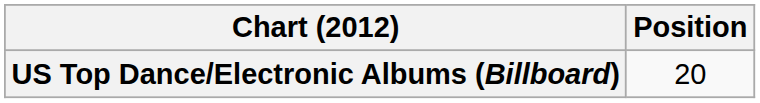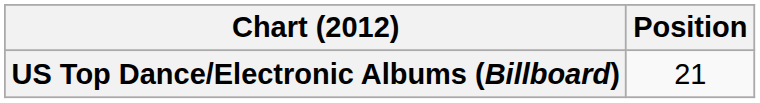(690, 73) 20 -> (690, 73) 21
